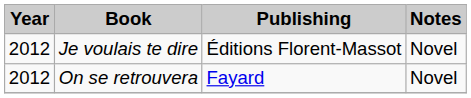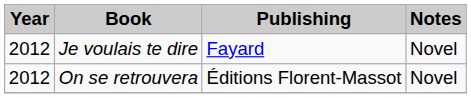(304, 48) Éditions Florent-Massot -> (235, 48) Fayard
(235, 78) Fayard -> (304, 78) Éditions Florent-Massot
